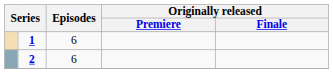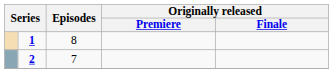(74, 40) 6 -> (74, 40) 8
(74, 59) 6 -> (74, 59) 7
